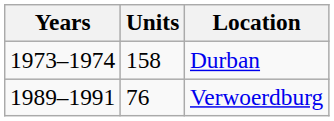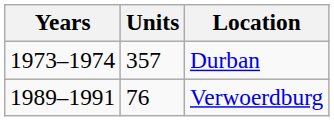(144, 60) 158 -> (144, 60) 357
